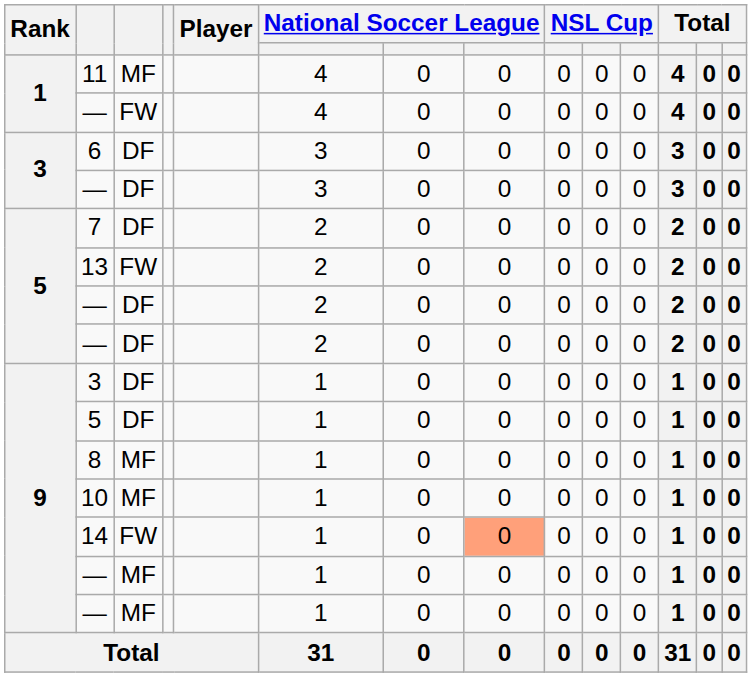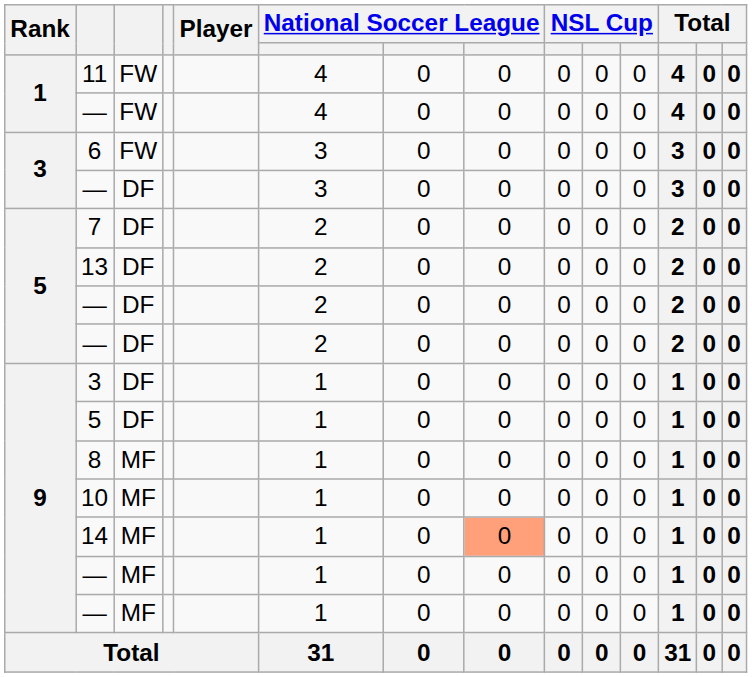(138, 73) MF -> (138, 73) FW
(138, 150) DF -> (138, 150) FW
(138, 266) FW -> (138, 266) DF
(138, 536) FW -> (138, 536) MF
